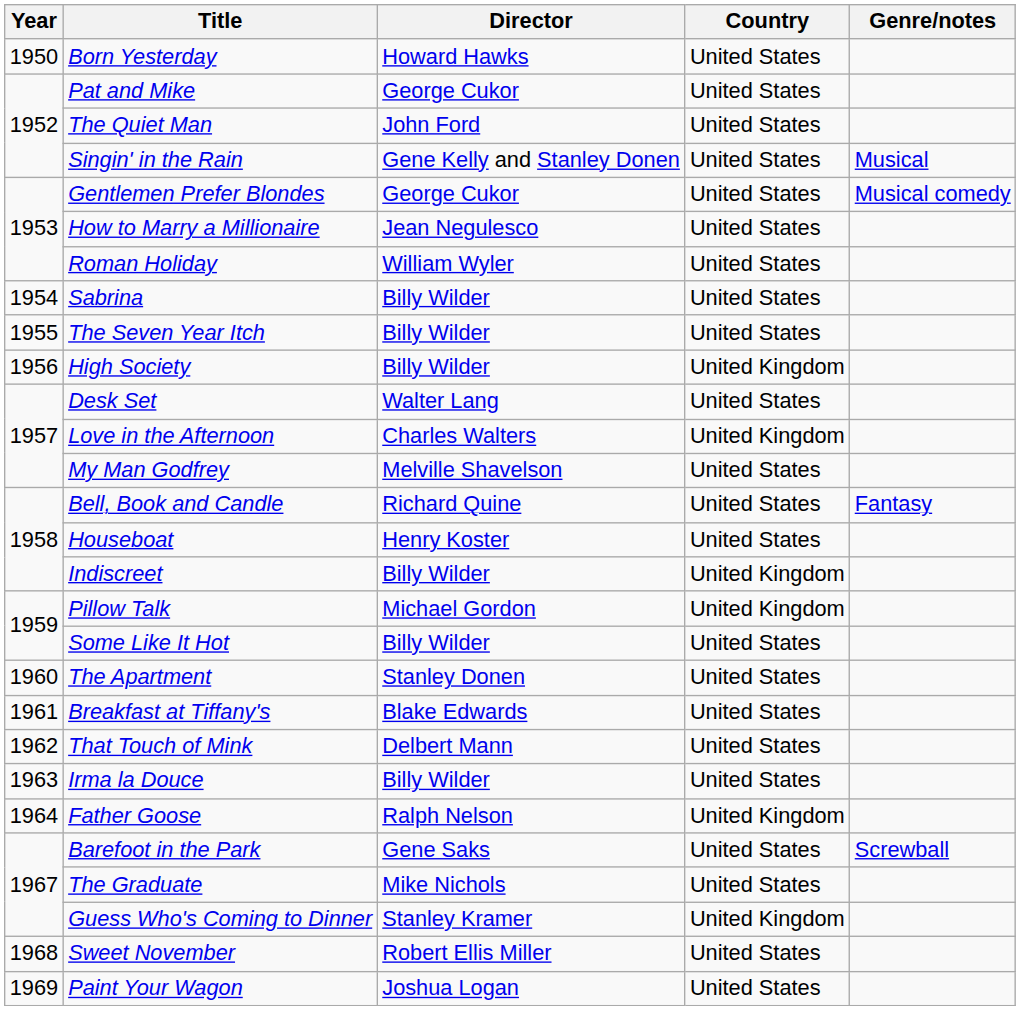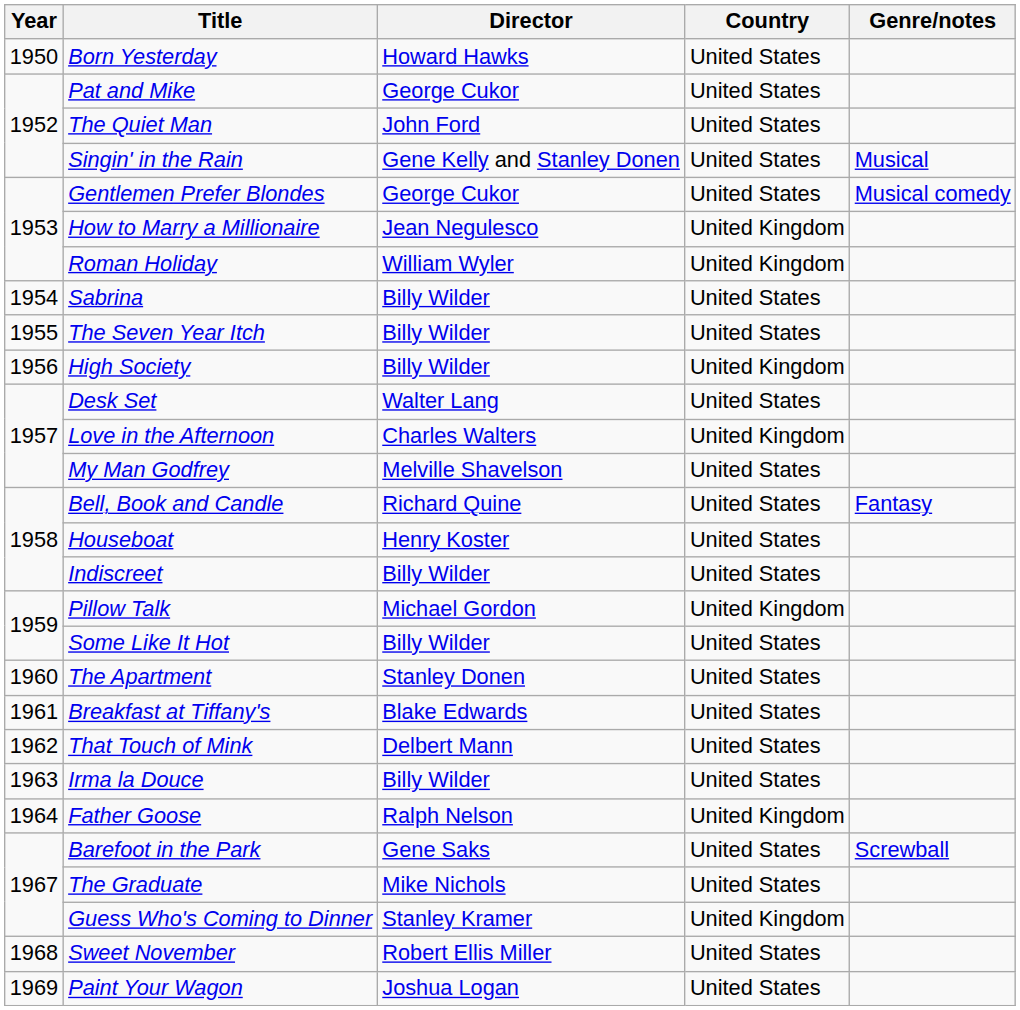(755, 228) United States -> (767, 228) United Kingdom
(755, 263) United States -> (767, 263) United Kingdom
(767, 573) United Kingdom -> (755, 573) United States
